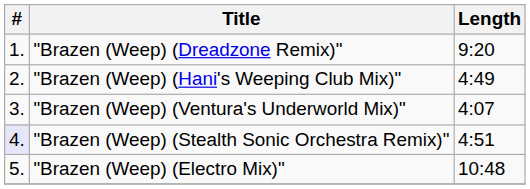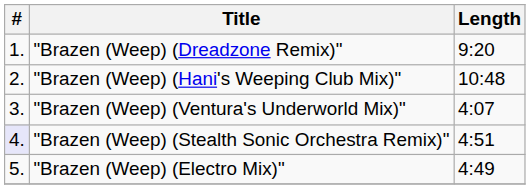(476, 79) 4:49 -> (482, 79) 10:48
(482, 169) 10:48 -> (476, 169) 4:49
